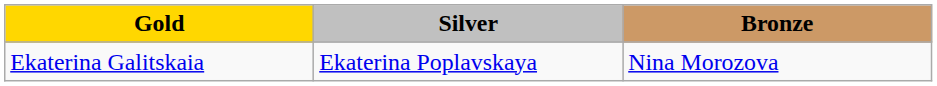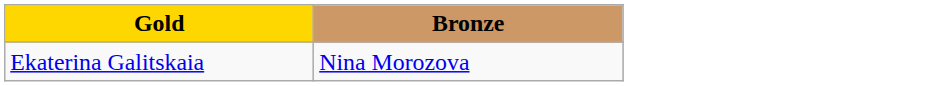- column: (468, 23)
